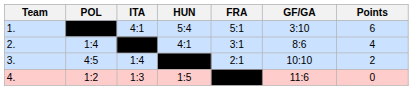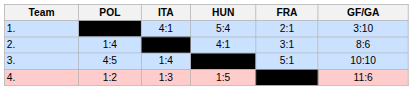- column: (372, 12)
(237, 28) 5:1 -> (287, 28) 2:1
(237, 61) 2:1 -> (287, 61) 5:1
